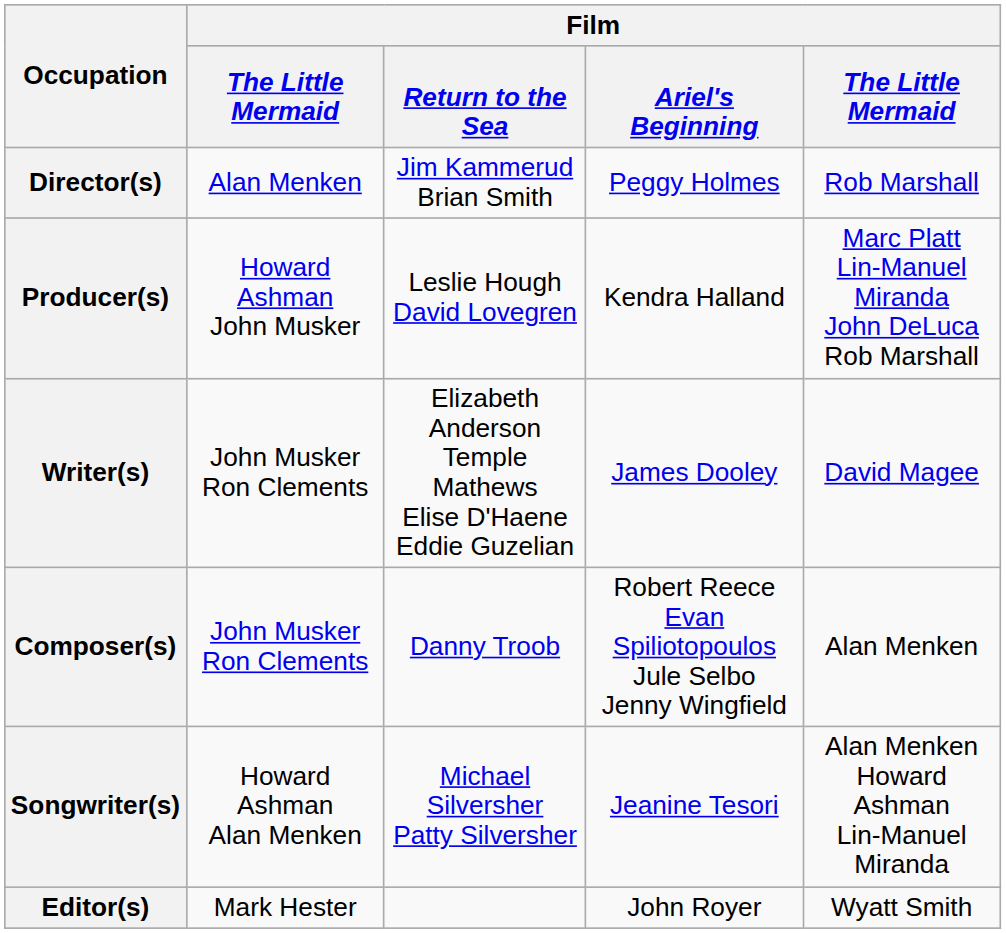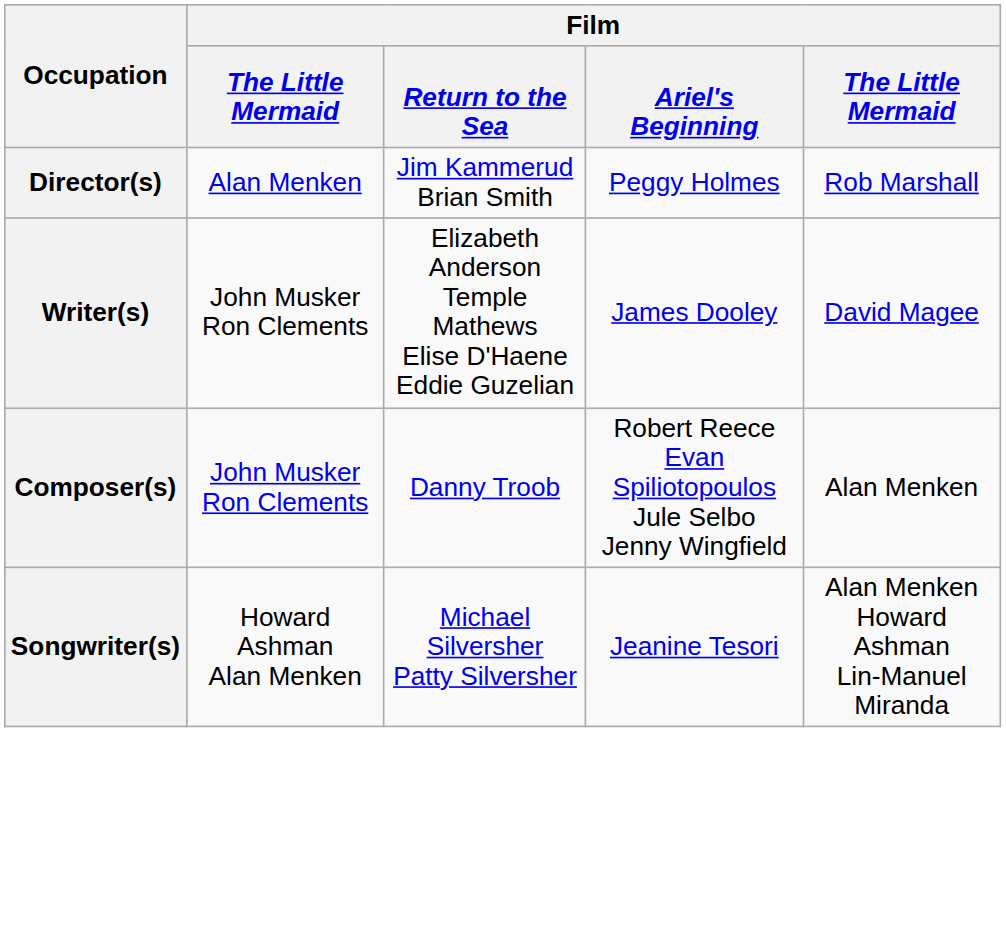- row: (95, 297)
- row: (95, 907)
